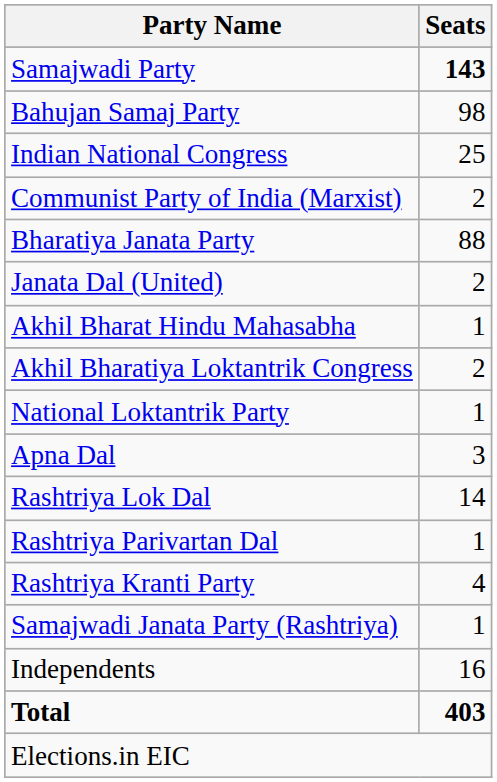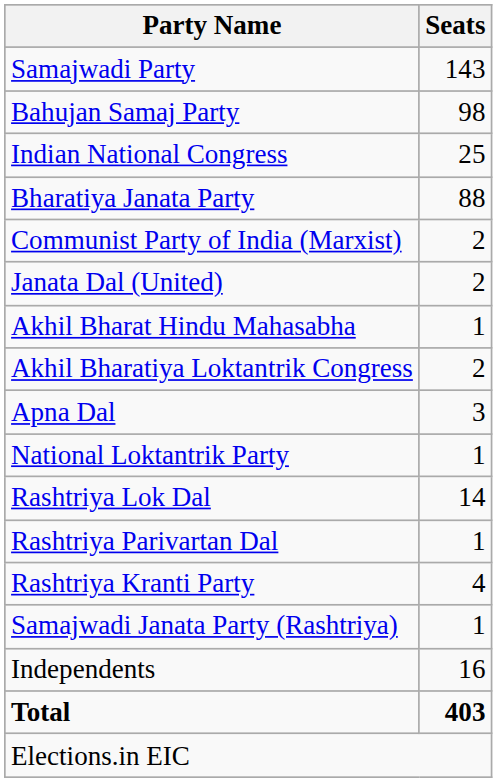(465, 68) bold -> (465, 68) normal
rows swapped: (133, 240) <-> (206, 197)
rows swapped: (63, 454) <-> (150, 411)
